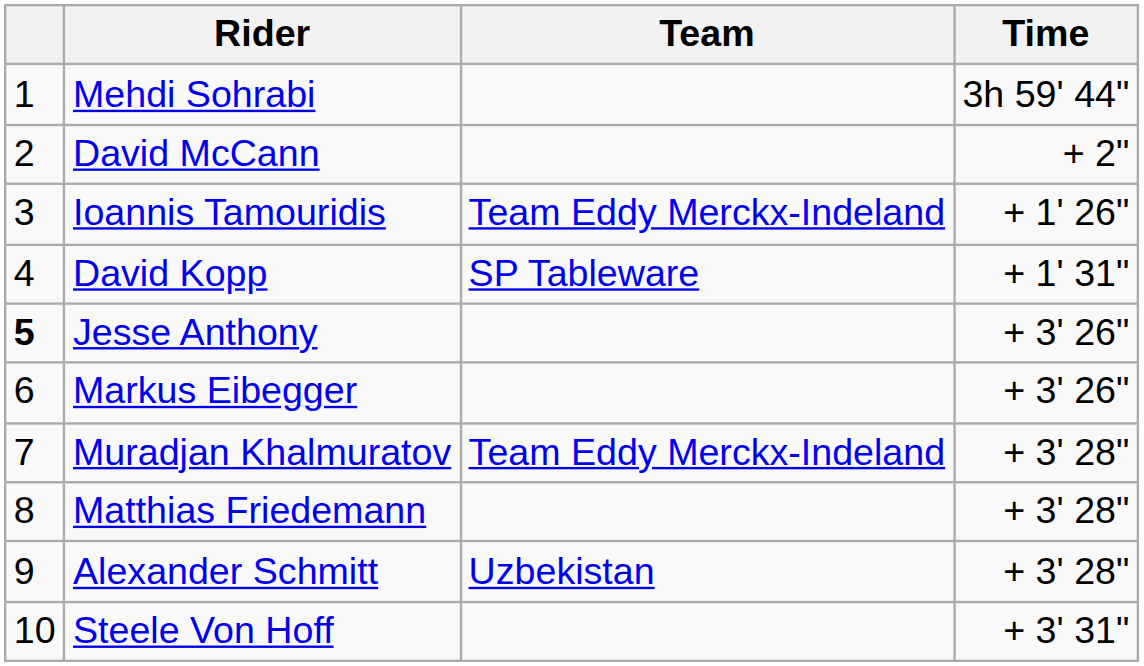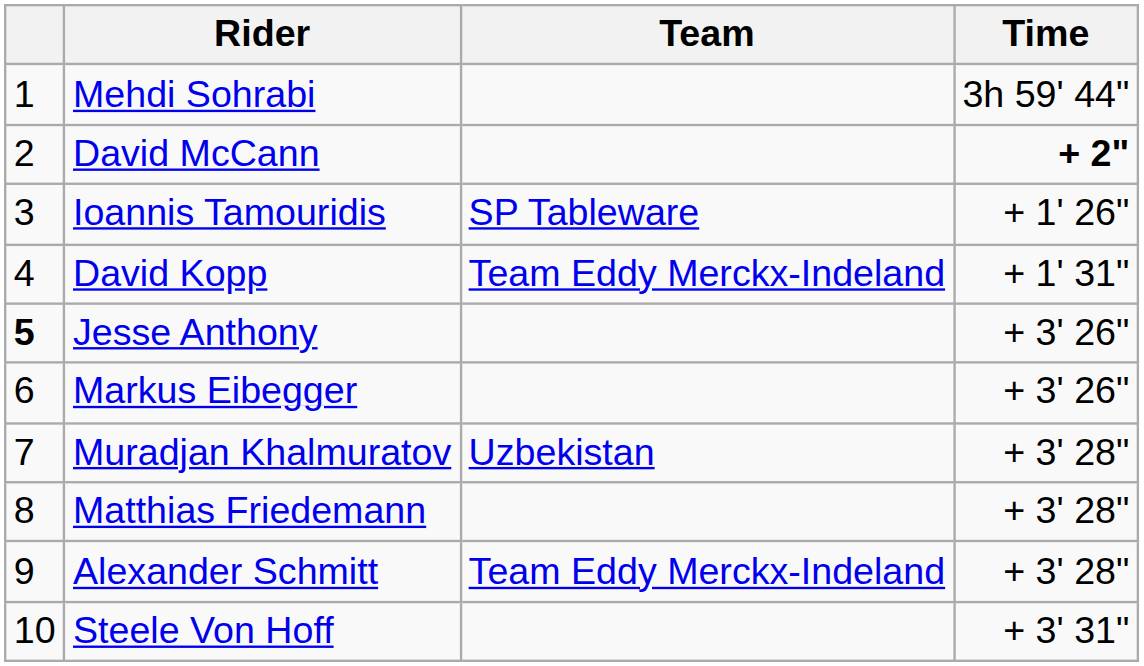(1096, 153) normal -> (1094, 153) bold
(707, 213) Team Eddy Merckx-Indeland -> (584, 213) SP Tableware
(584, 272) SP Tableware -> (707, 272) Team Eddy Merckx-Indeland
(707, 451) Team Eddy Merckx-Indeland -> (562, 451) Uzbekistan
(562, 570) Uzbekistan -> (707, 570) Team Eddy Merckx-Indeland
